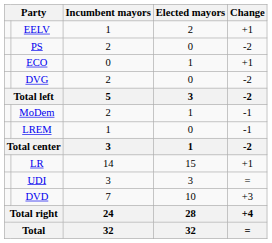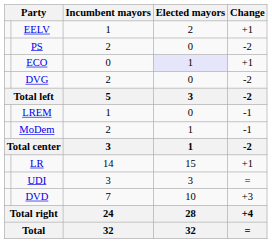(190, 63) no background -> (190, 63) lavender background
rows swapped: (37, 113) <-> (37, 130)
